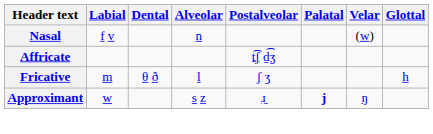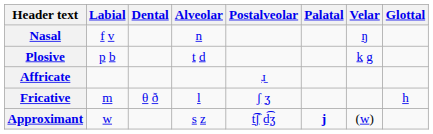(365, 35) (w) -> (365, 35) ŋ
+ row: (45, 56)
(264, 56) t̠͡ʃ d̠͡ʒ -> (264, 77) ɹ̠
(264, 98) ɹ̠ -> (264, 118) t̠͡ʃ d̠͡ʒ
(365, 98) ŋ -> (365, 118) (w)
